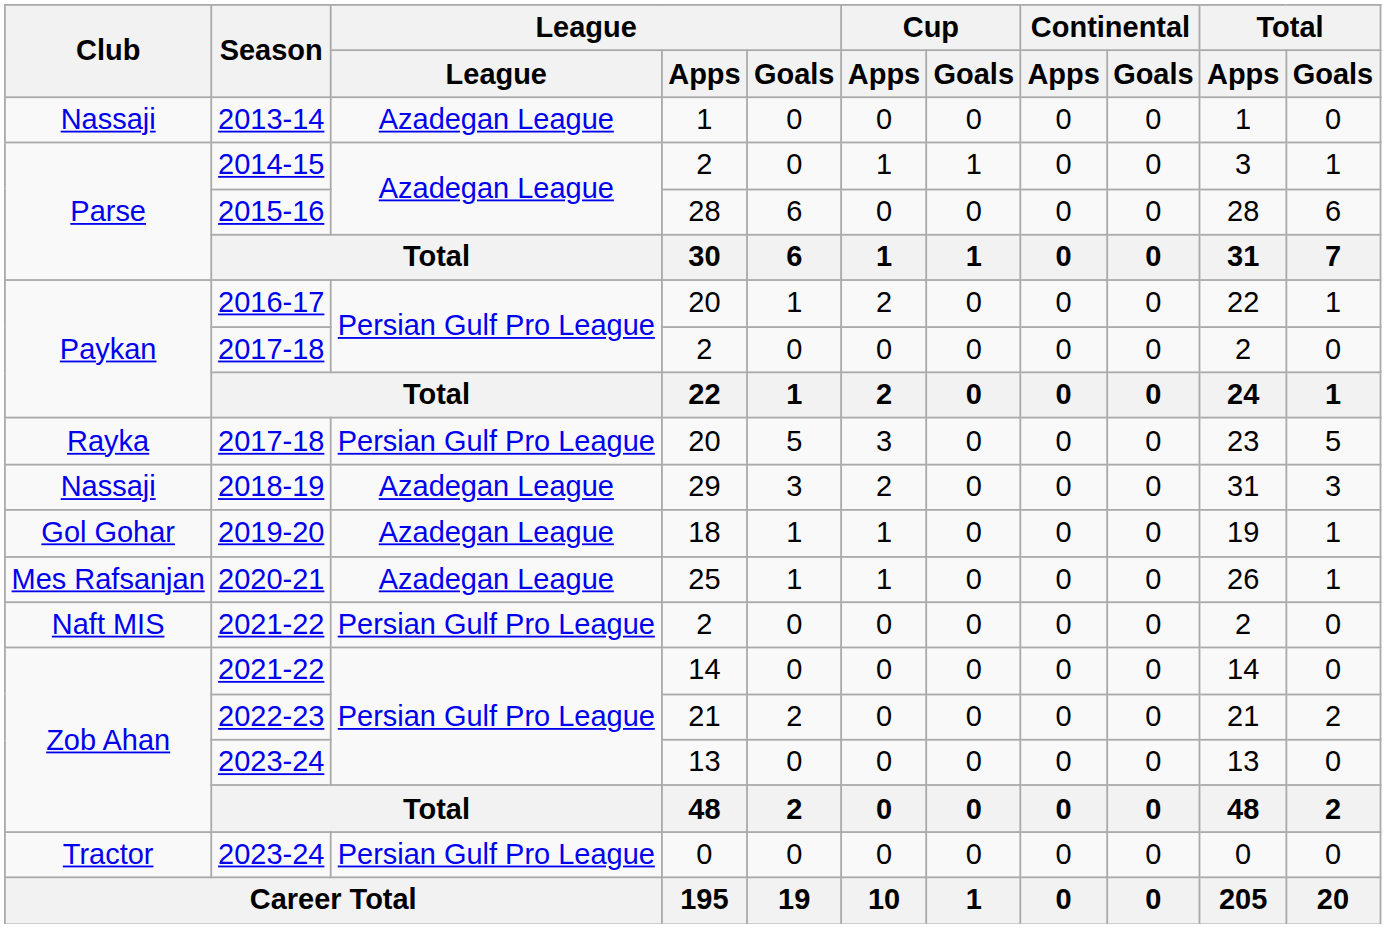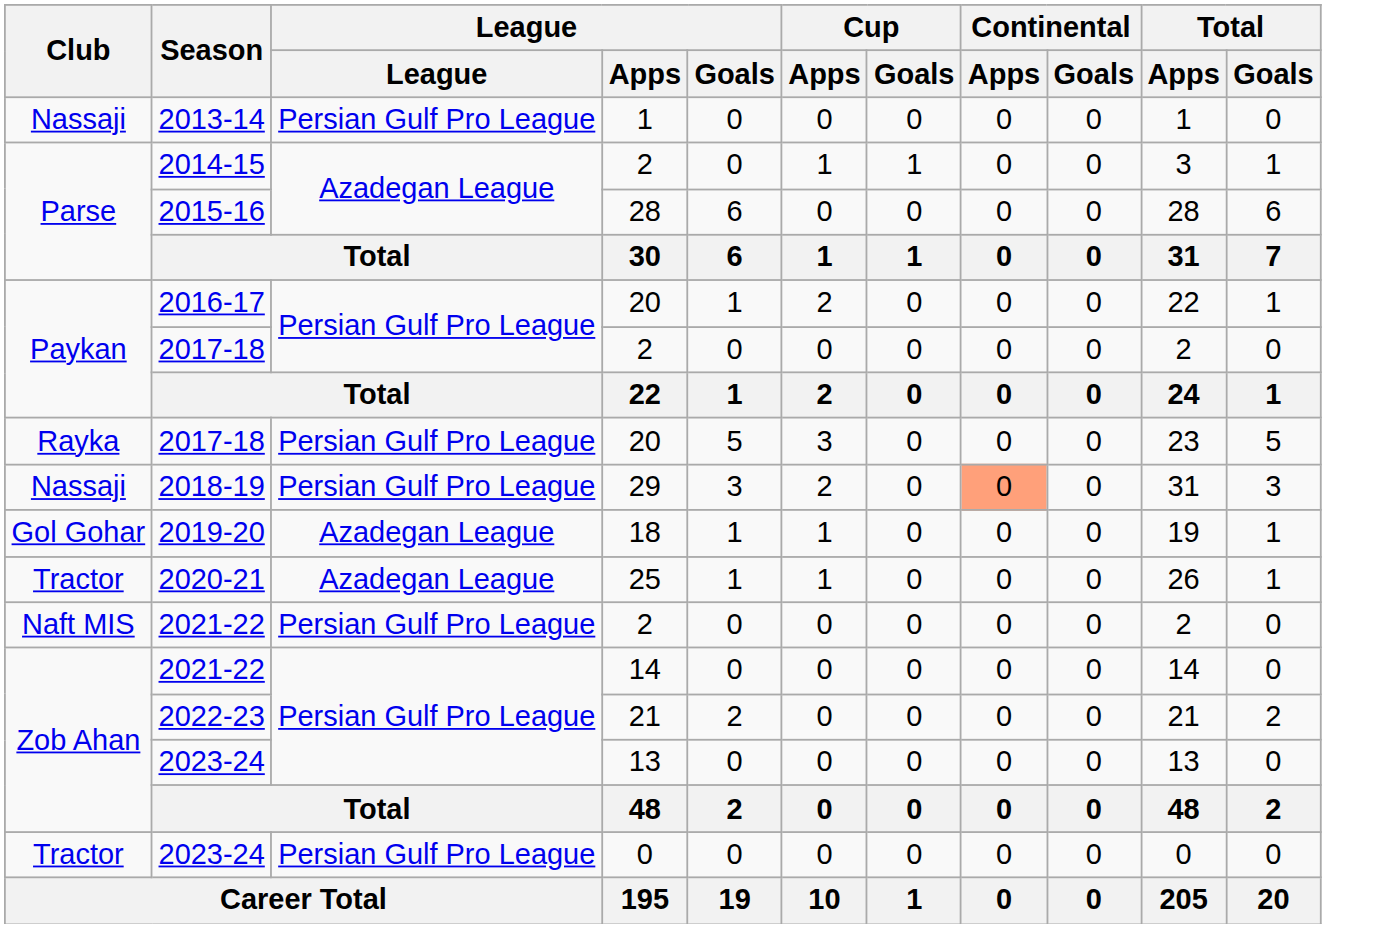(496, 119) Azadegan League -> (437, 119) Persian Gulf Pro League
(496, 486) Azadegan League -> (437, 486) Persian Gulf Pro League
(1064, 486) no background -> (1004, 486) lightsalmon background
(108, 578) Mes Rafsanjan -> (78, 578) Tractor
